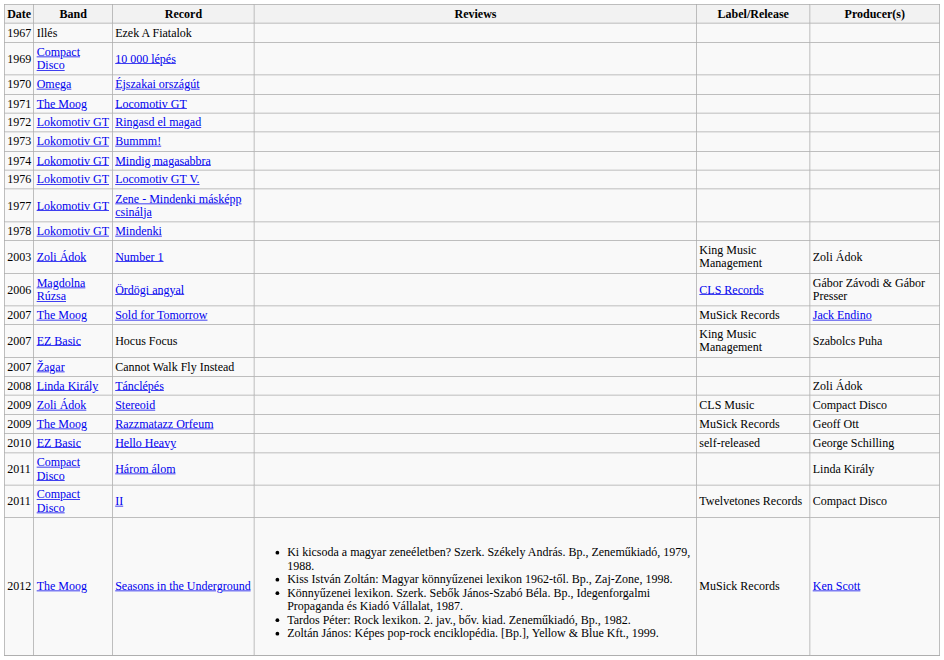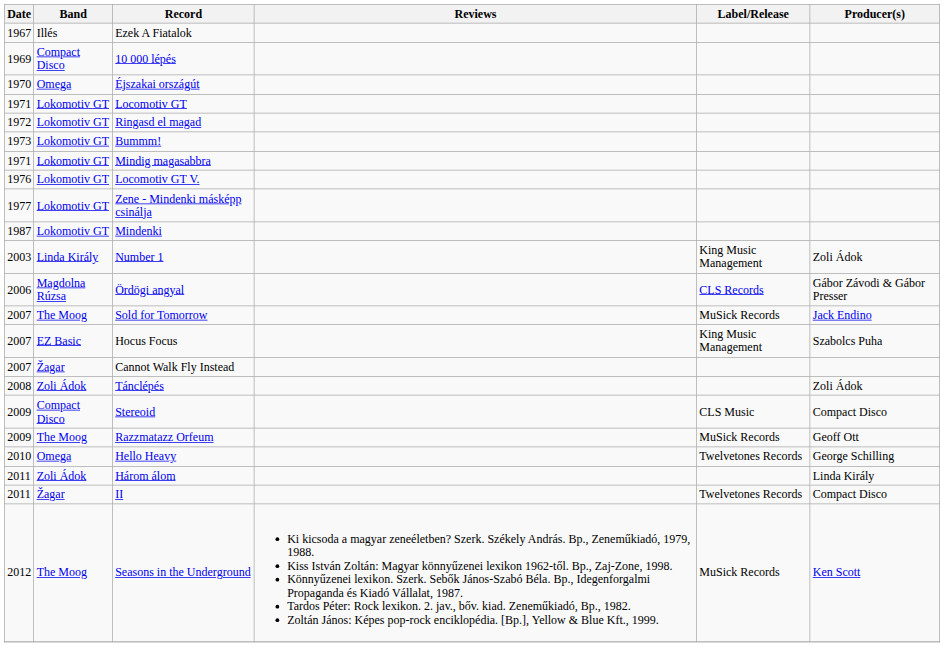(62, 103) The Moog -> (73, 103) Lokomotiv GT
(19, 160) 1974 -> (19, 160) 1971
(19, 231) 1978 -> (19, 231) 1987
(62, 257) Zoli Ádok -> (67, 257) Linda Király
(67, 386) Linda Király -> (62, 386) Zoli Ádok
(62, 405) Zoli Ádok -> (58, 411) Compact Disco
(59, 443) EZ Basic -> (54, 456) Omega
(730, 443) self-released -> (751, 456) Twelvetones Records
(58, 468) Compact Disco -> (62, 475) Zoli Ádok
(58, 501) Compact Disco -> (51, 494) Žagar
